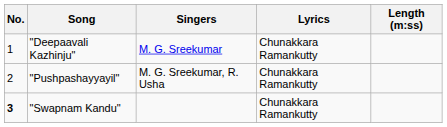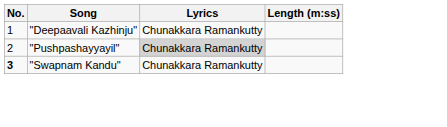- column: (197, 19)
(289, 78) no background -> (202, 48) lightgrey background
